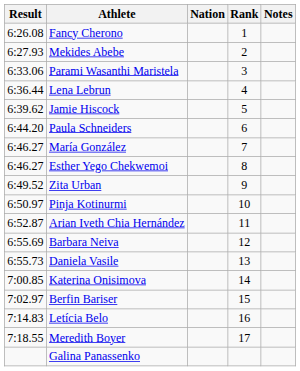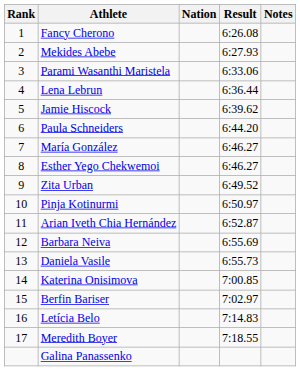columns swapped: (244, 14) <-> (25, 14)
